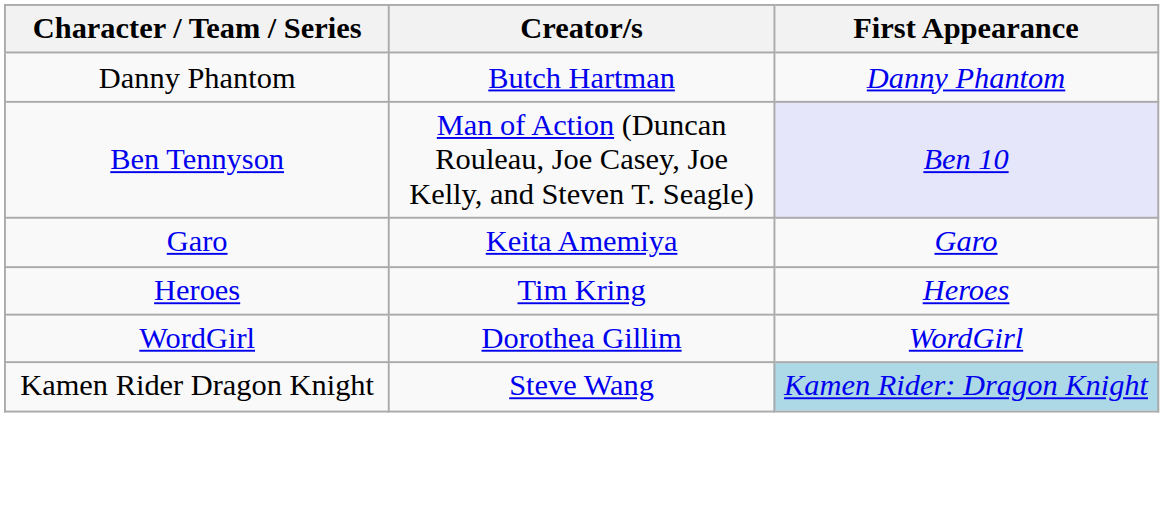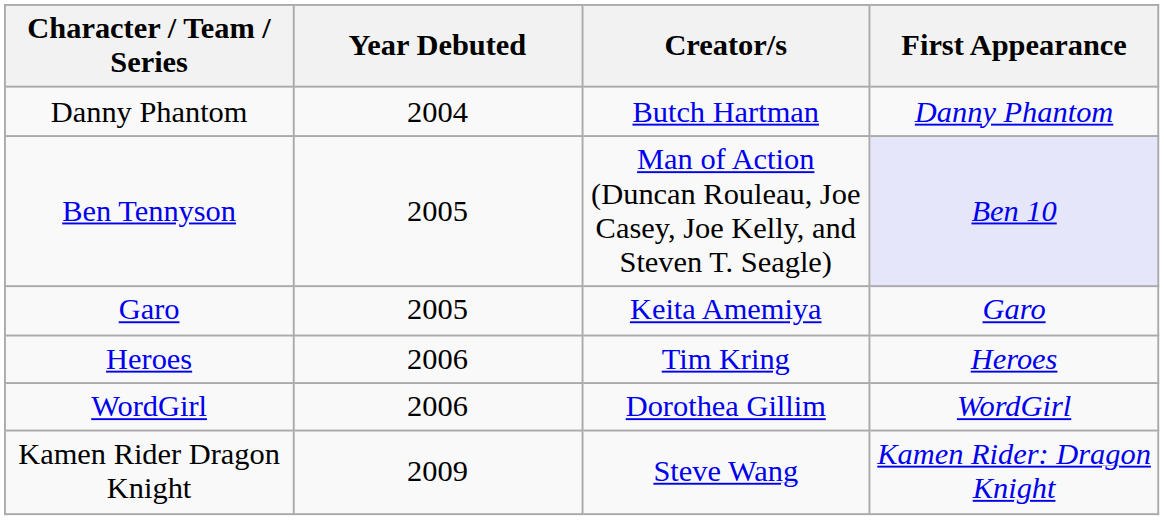+ column: (437, 45)
(966, 386) lightblue background -> (1014, 471) no background
